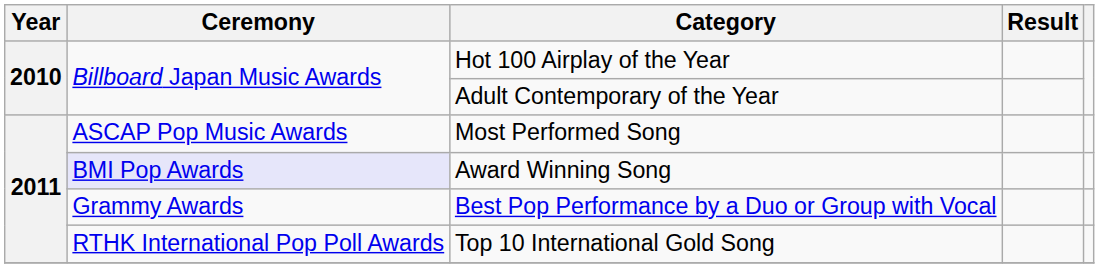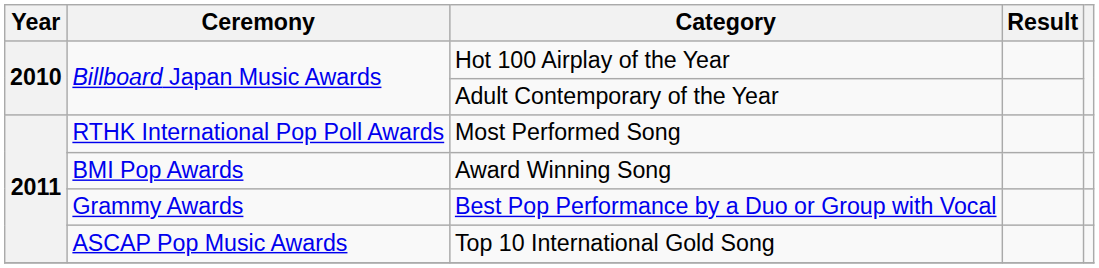(210, 133) ASCAP Pop Music Awards -> (258, 133) RTHK International Pop Poll Awards
(158, 170) lavender background -> (158, 170) no background
(258, 243) RTHK International Pop Poll Awards -> (210, 243) ASCAP Pop Music Awards
